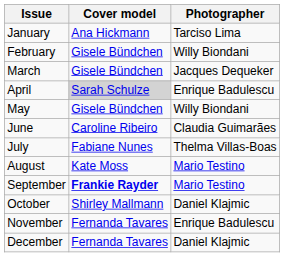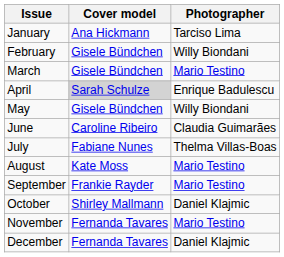(223, 71) Jacques Dequeker -> (209, 71) Mario Testino
(115, 185) bold -> (112, 185) normal
(224, 223) Enrique Badulescu -> (209, 223) Mario Testino
